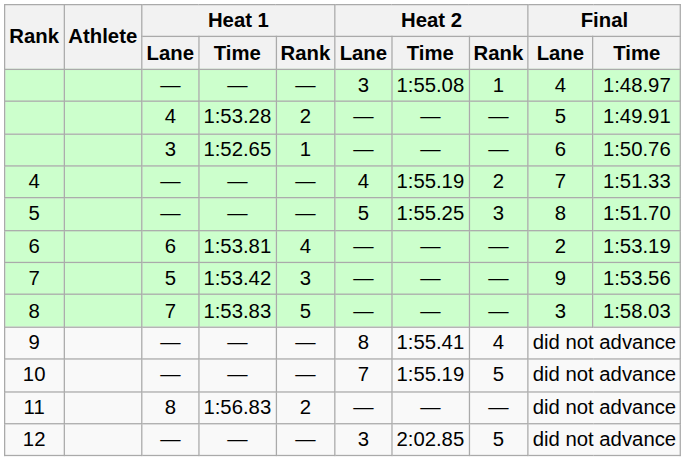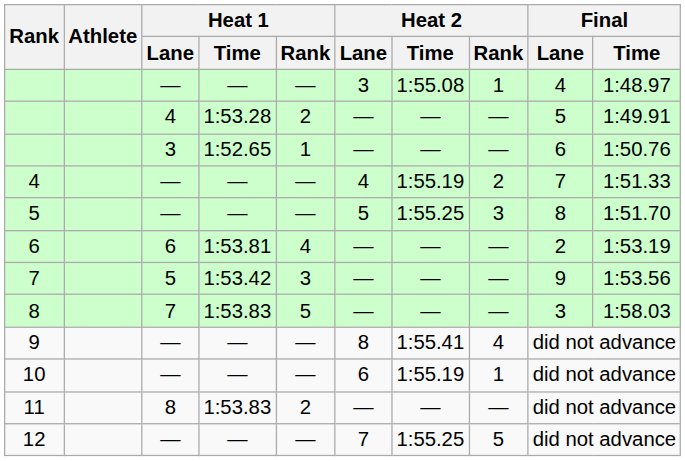(363, 375) 7 -> (363, 375) 6
(498, 375) 5 -> (498, 375) 1
(237, 407) 1:56.83 -> (237, 407) 1:53.83
(363, 439) 3 -> (363, 439) 7
(430, 439) 2:02.85 -> (430, 439) 1:55.25
